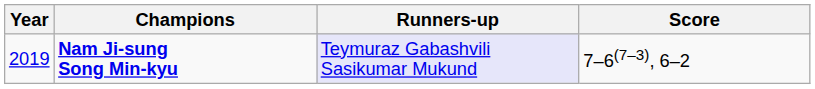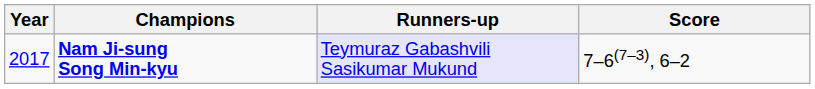(29, 59) 2019 -> (29, 59) 2017
